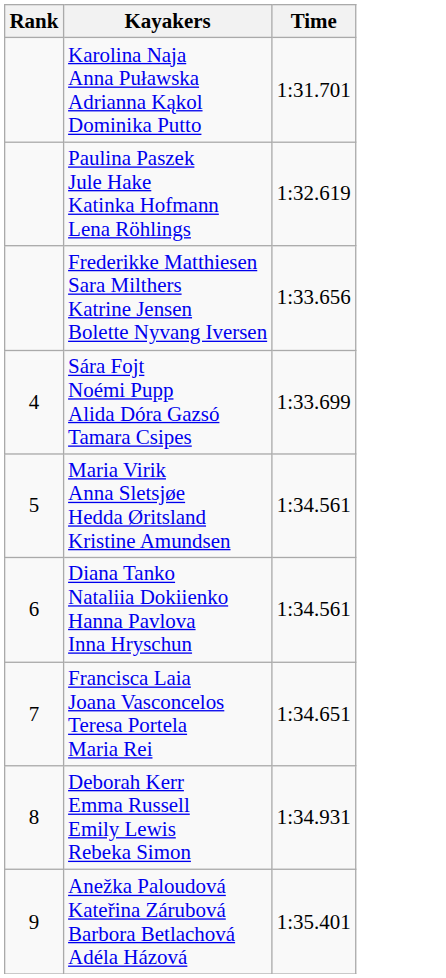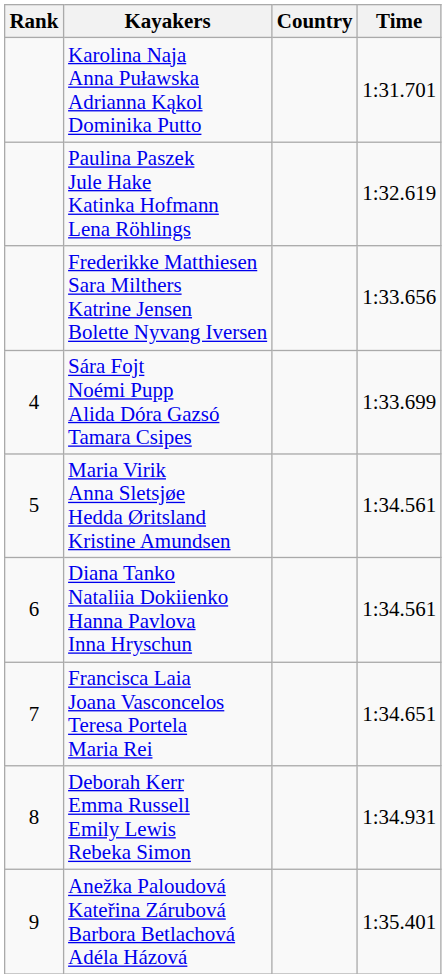+ column: (315, 21)
